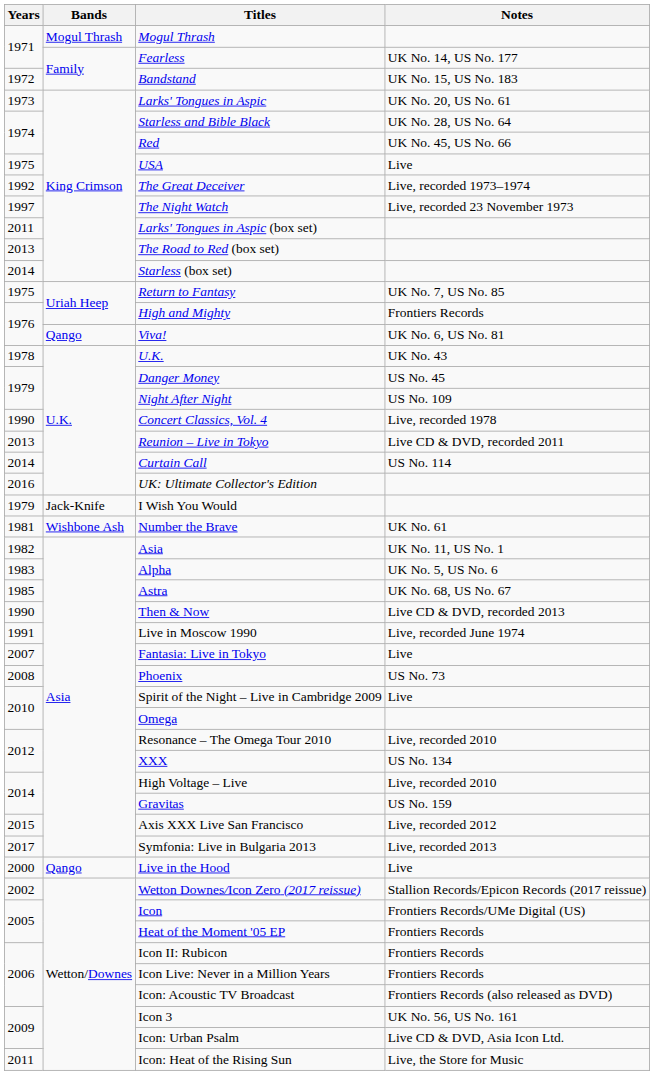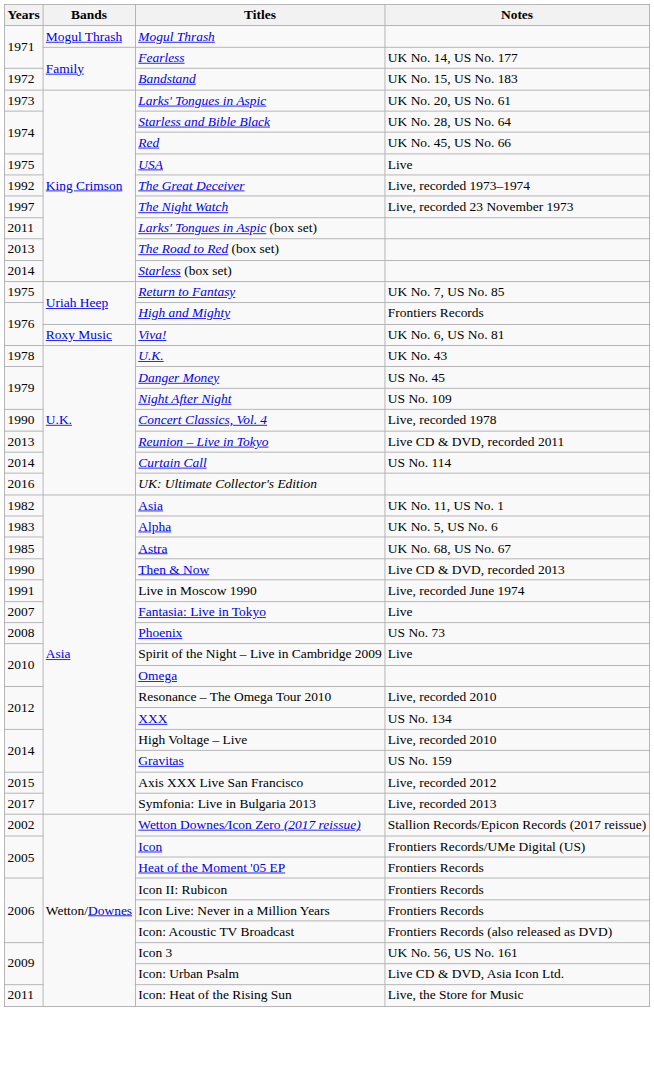(64, 334) Qango -> (79, 334) Roxy Music
- row: (188, 505)
- row: (188, 526)
- row: (184, 867)
